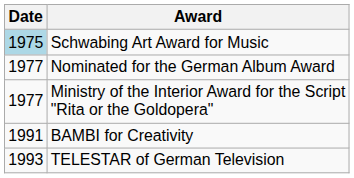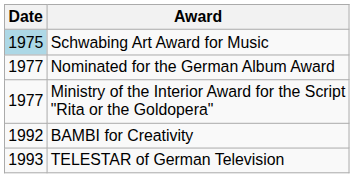(26, 135) 1991 -> (26, 135) 1992
